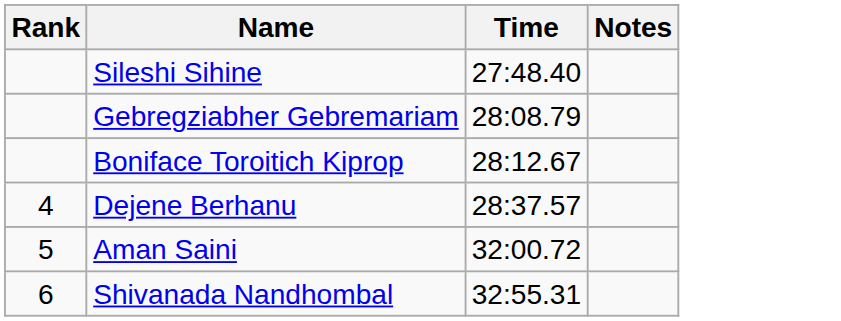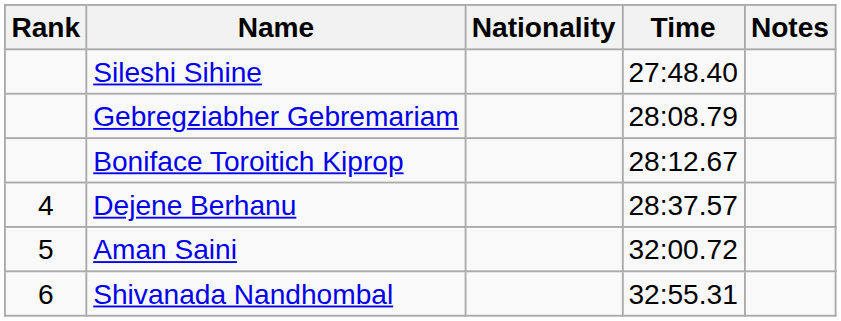+ column: (544, 27)
